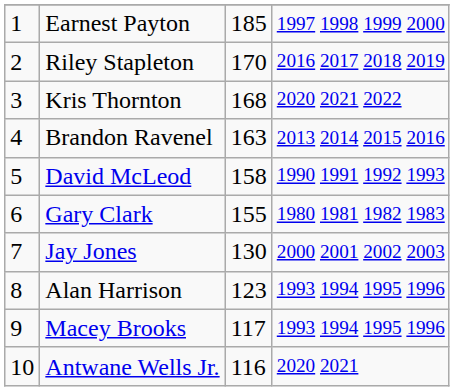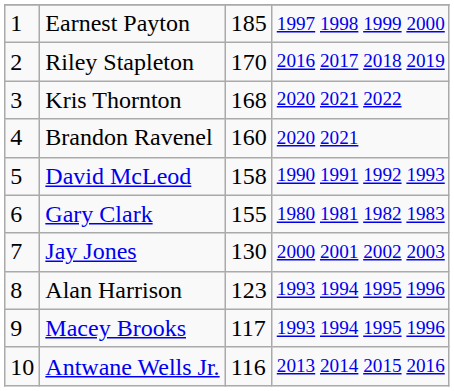(249, 137) 163 -> (249, 137) 160
(361, 137) 2013 2014 2015 2016 -> (318, 137) 2020 2021
(318, 366) 2020 2021 -> (361, 366) 2013 2014 2015 2016
